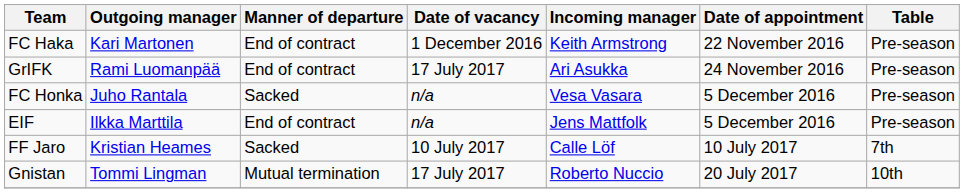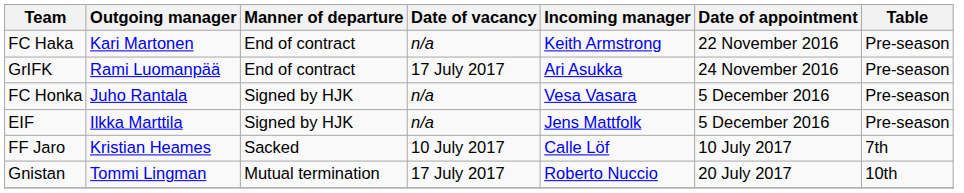(477, 43) 1 December 2016 -> (423, 43) n/a
(272, 95) Sacked -> (299, 95) Signed by HJK
(300, 122) End of contract -> (299, 122) Signed by HJK
